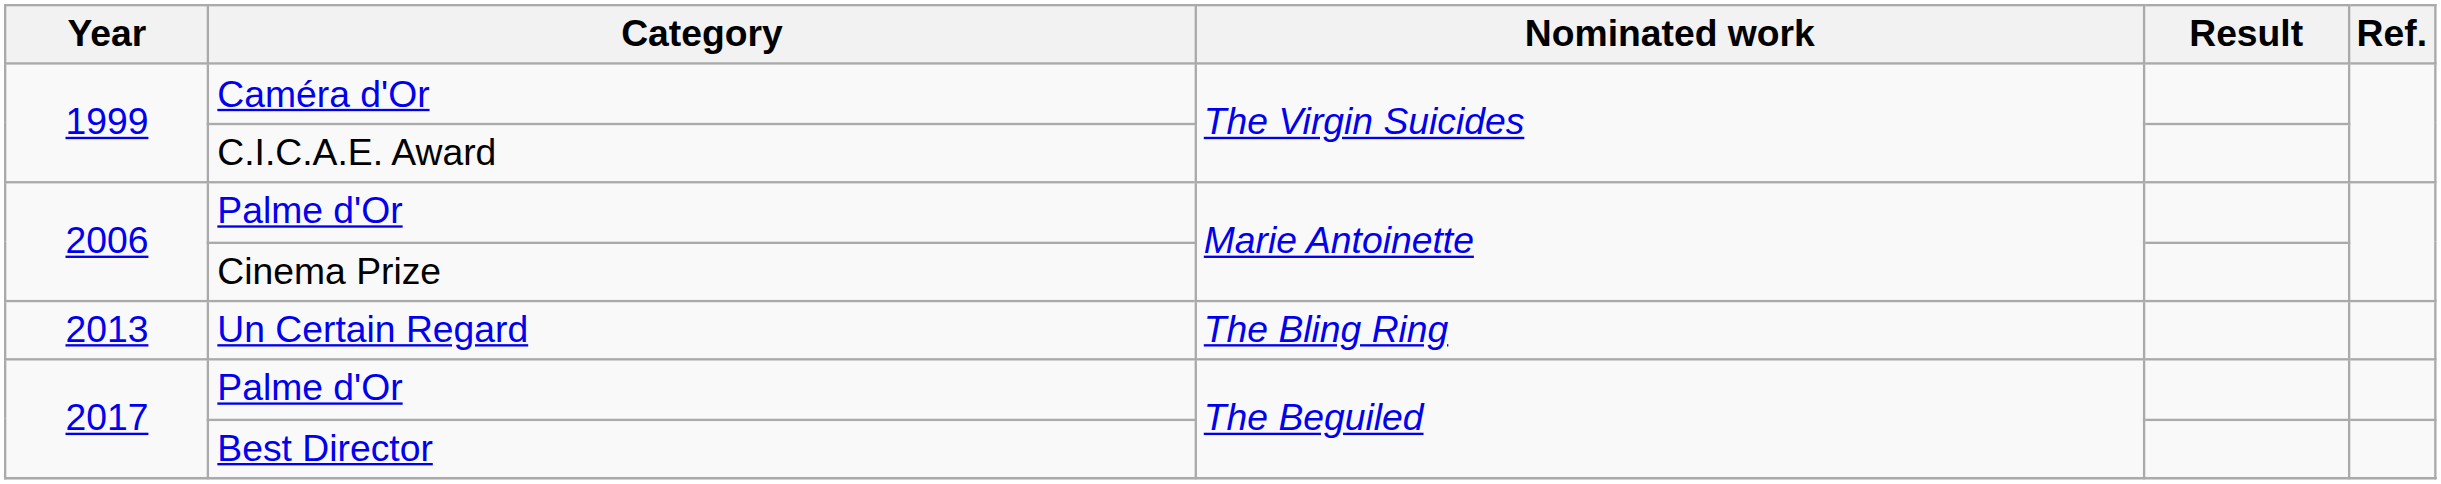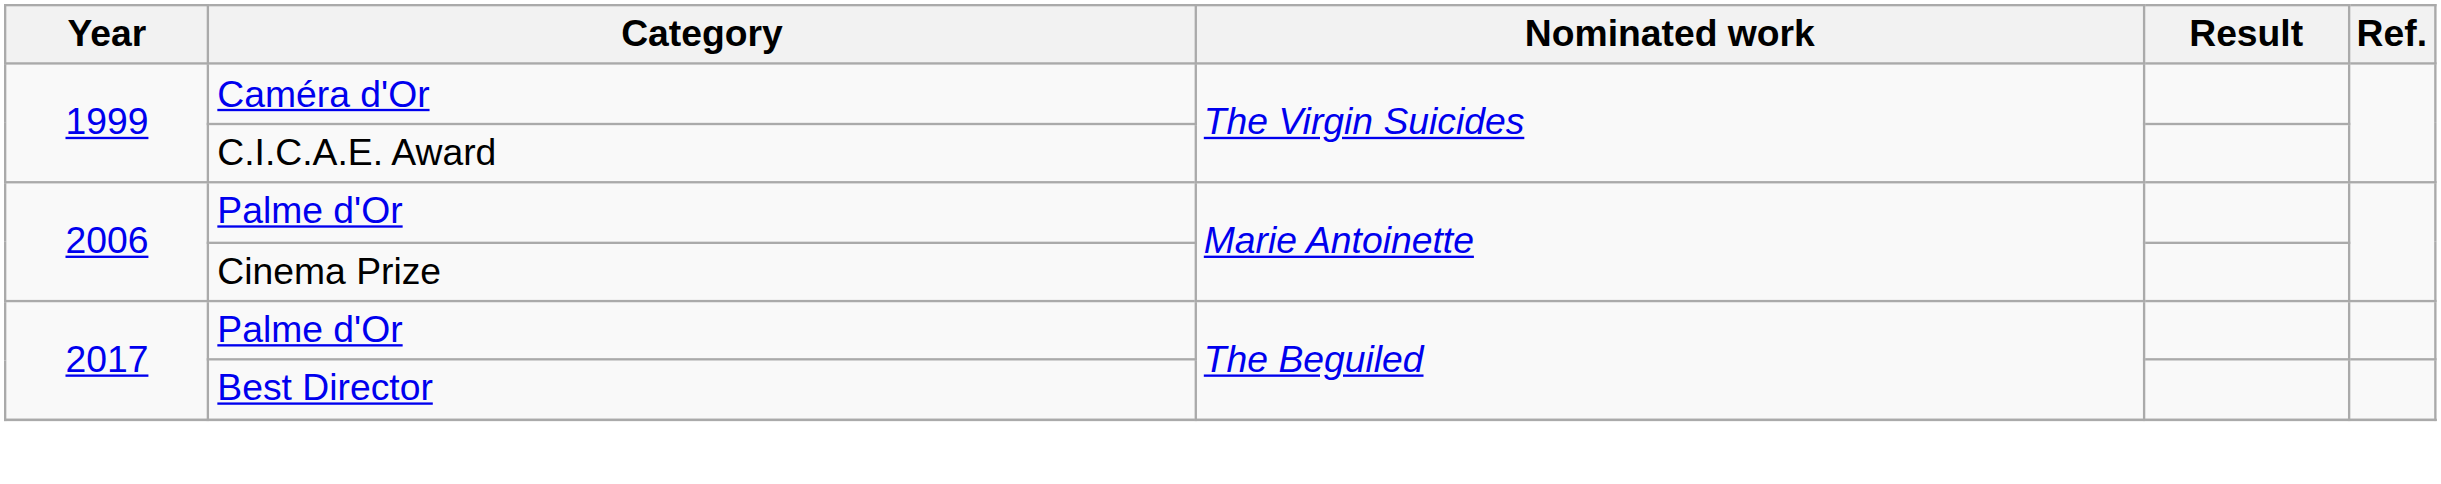- row: (107, 329)
